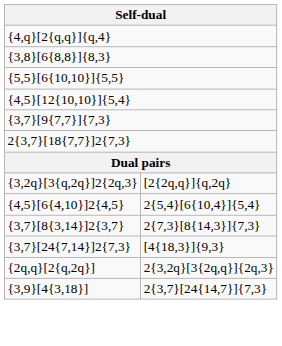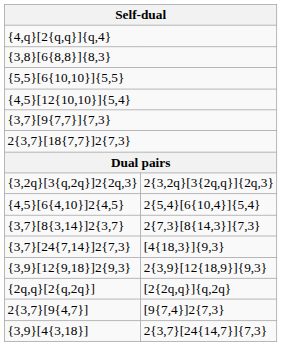(187, 183) [2{2q,q}]{q,2q} -> (209, 183) 2{3,2q}[3{2q,q}]{2q,3}
+ row: (69, 267)
(209, 267) 2{3,2q}[3{2q,q}]{2q,3} -> (187, 288) [2{2q,q}]{q,2q}
+ row: (48, 309)
